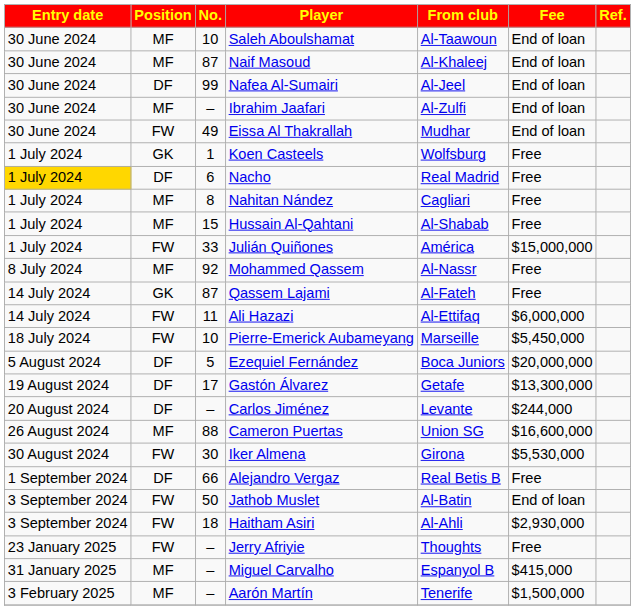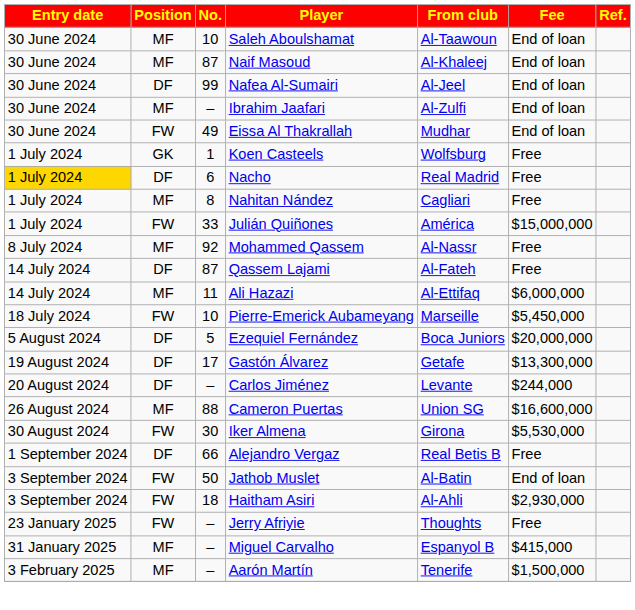- row: (291, 223)
(163, 293) GK -> (163, 270) DF
(163, 316) FW -> (163, 293) MF
